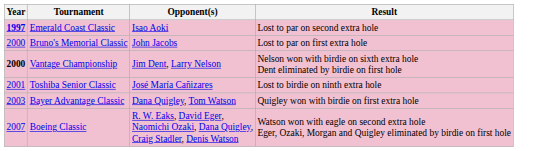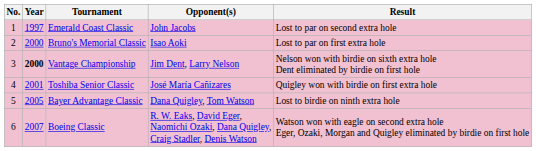+ column: (13, 12)
(16, 27) bold -> (34, 27) normal
(150, 27) Isao Aoki -> (173, 27) John Jacobs
(155, 43) John Jacobs -> (168, 43) Isao Aoki
(319, 85) Lost to birdie on ninth extra hole -> (356, 85) Quigley won with birdie on first extra hole
(16, 101) 2003 -> (34, 101) 2005
(338, 101) Quigley won with birdie on first extra hole -> (338, 101) Lost to birdie on ninth extra hole
